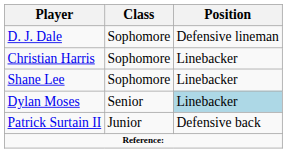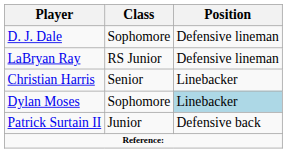+ row: (44, 58)
(139, 58) Sophomore -> (125, 79) Senior
- row: (36, 79)
(125, 101) Senior -> (139, 101) Sophomore
